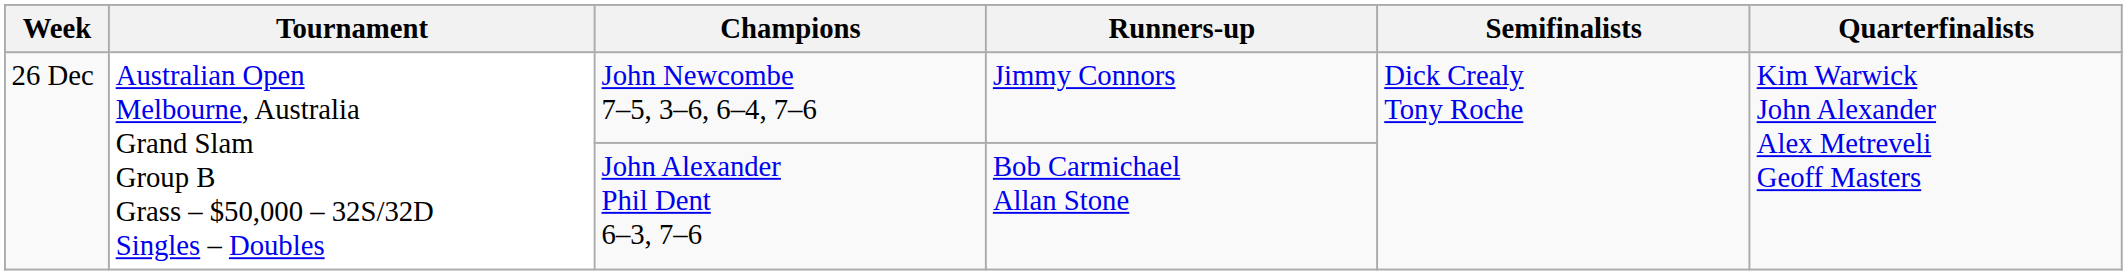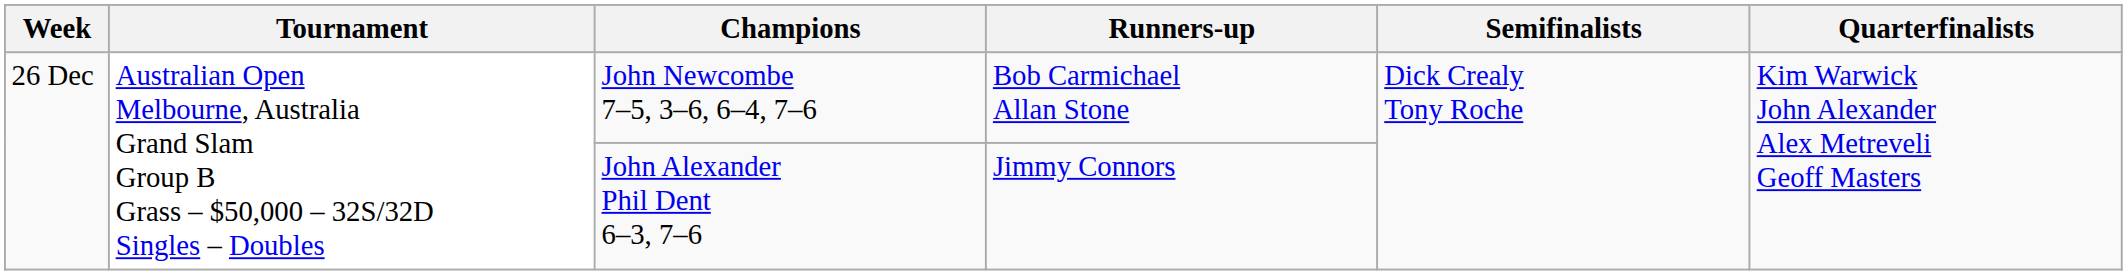(1084, 75) Jimmy Connors -> (1087, 92) Bob Carmichael Allan Stone
(1087, 182) Bob Carmichael Allan Stone -> (1084, 165) Jimmy Connors
